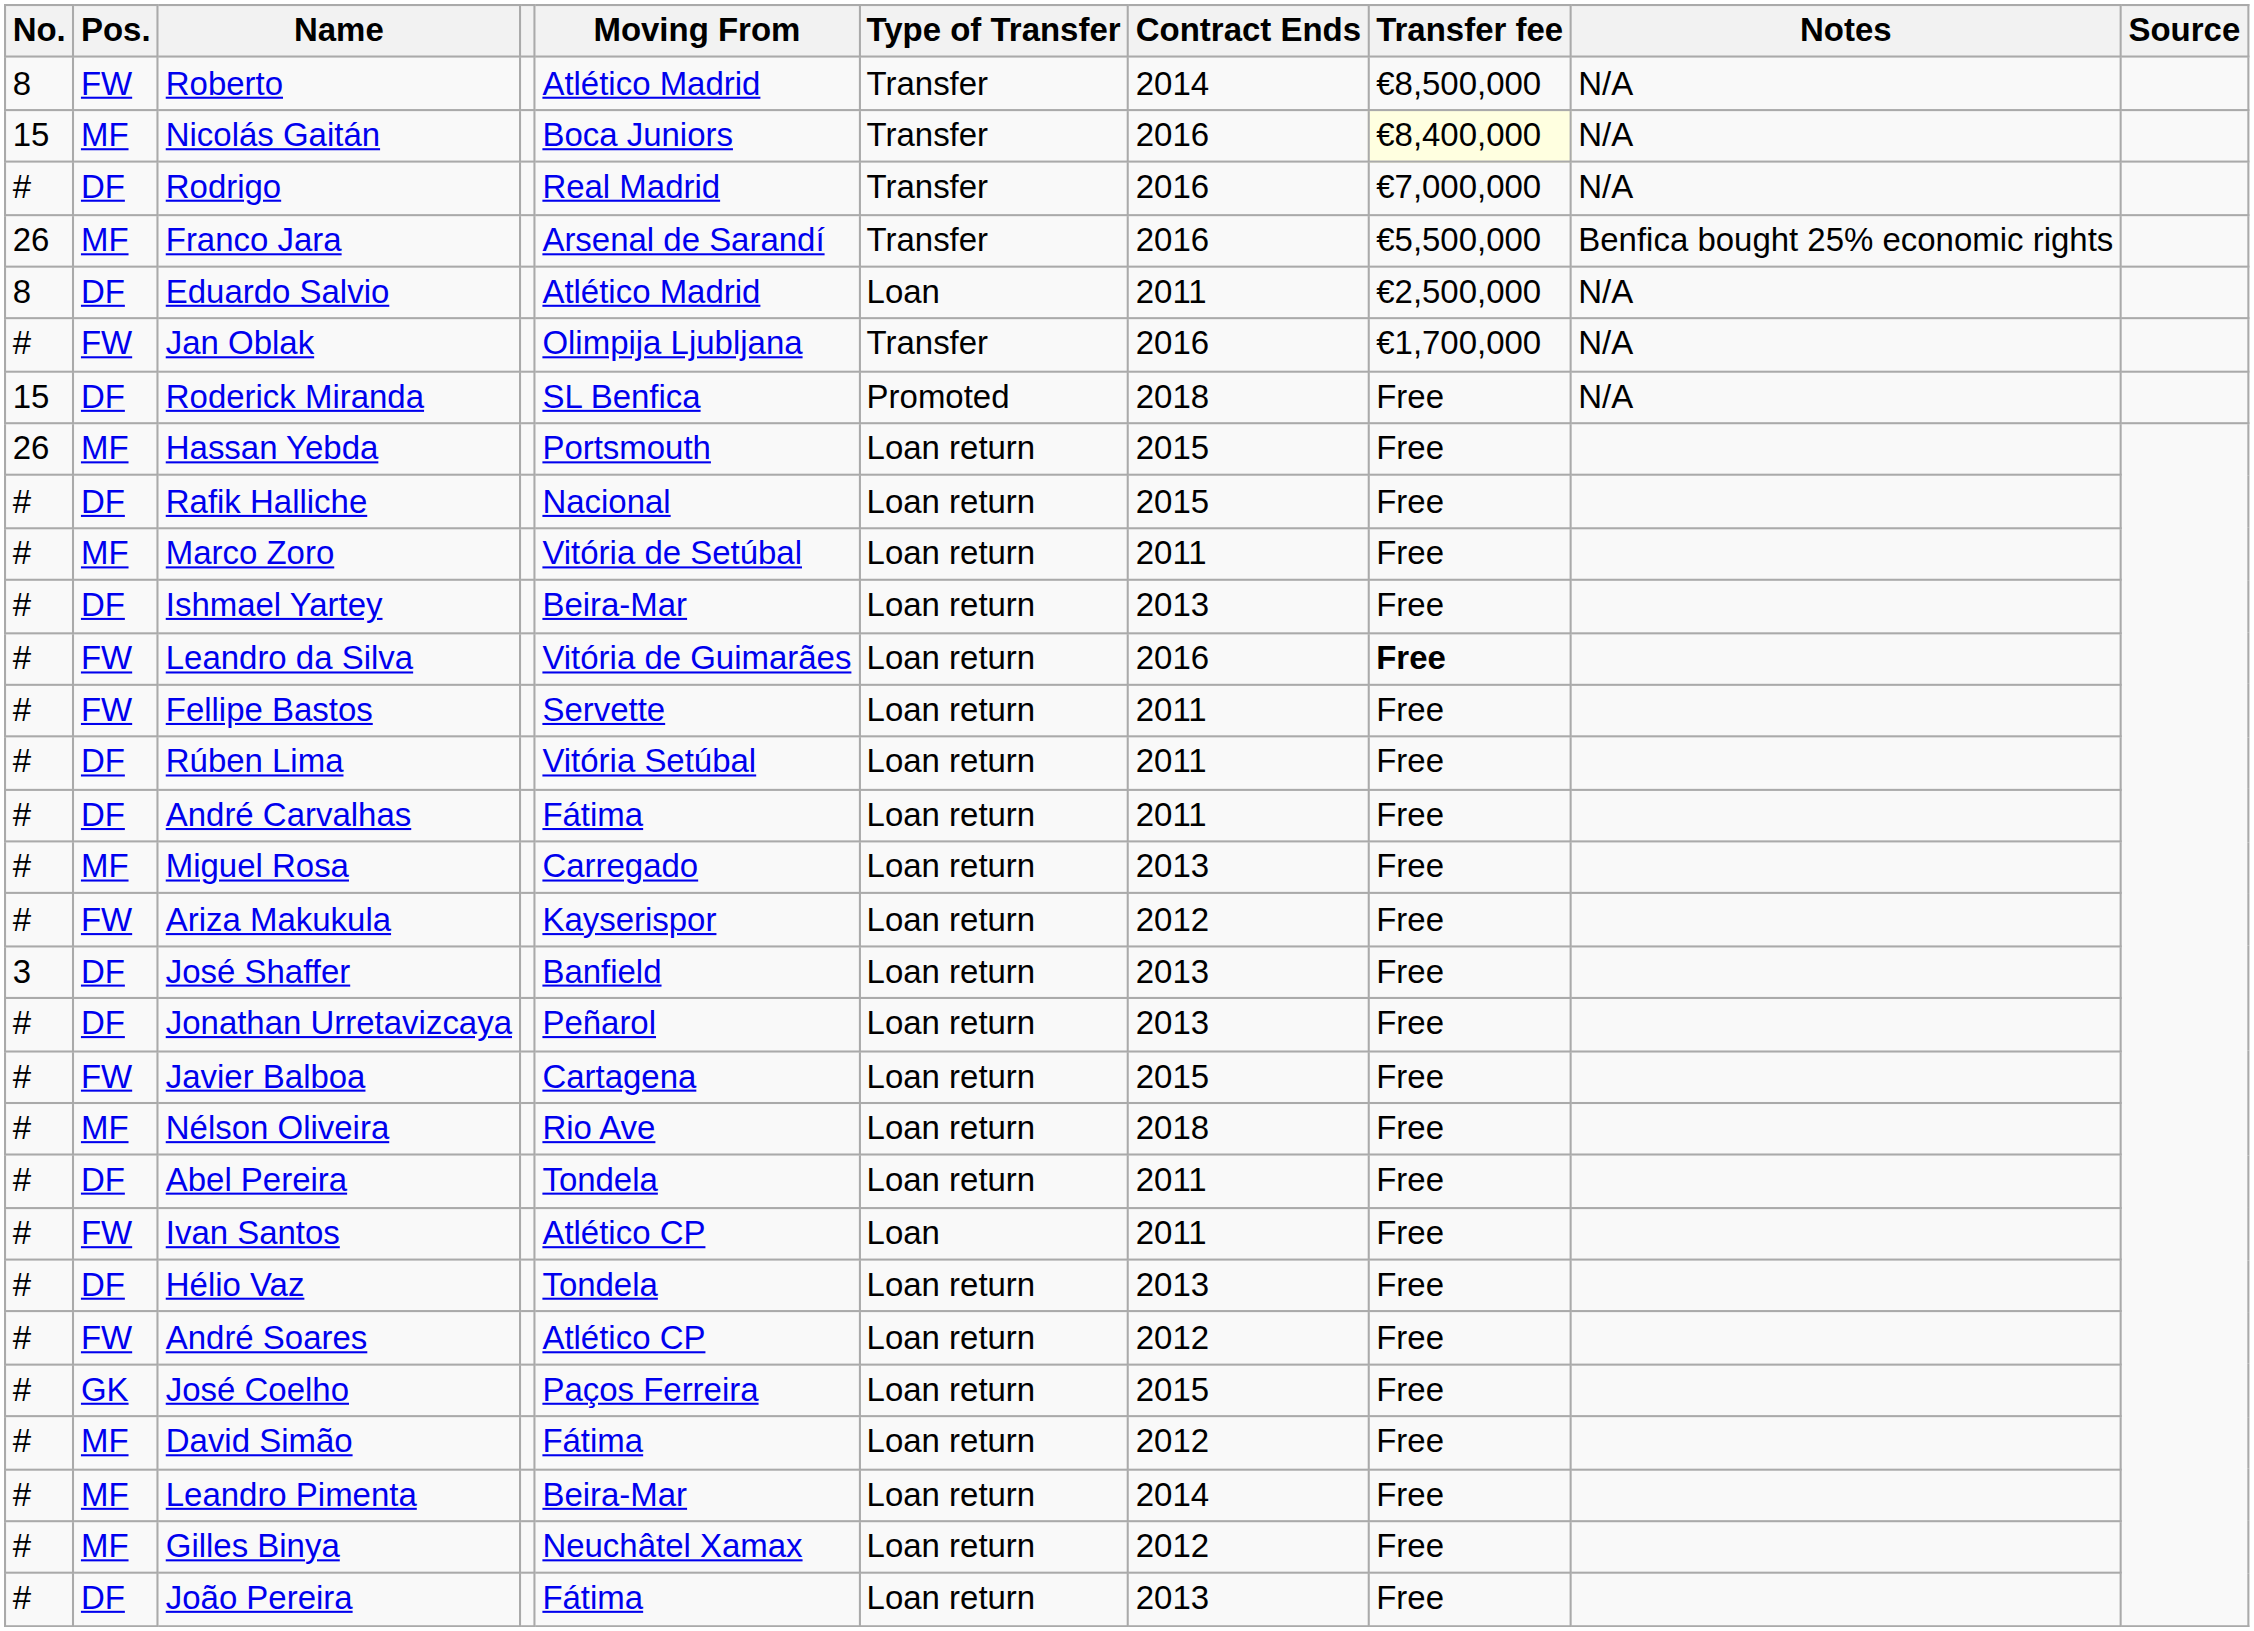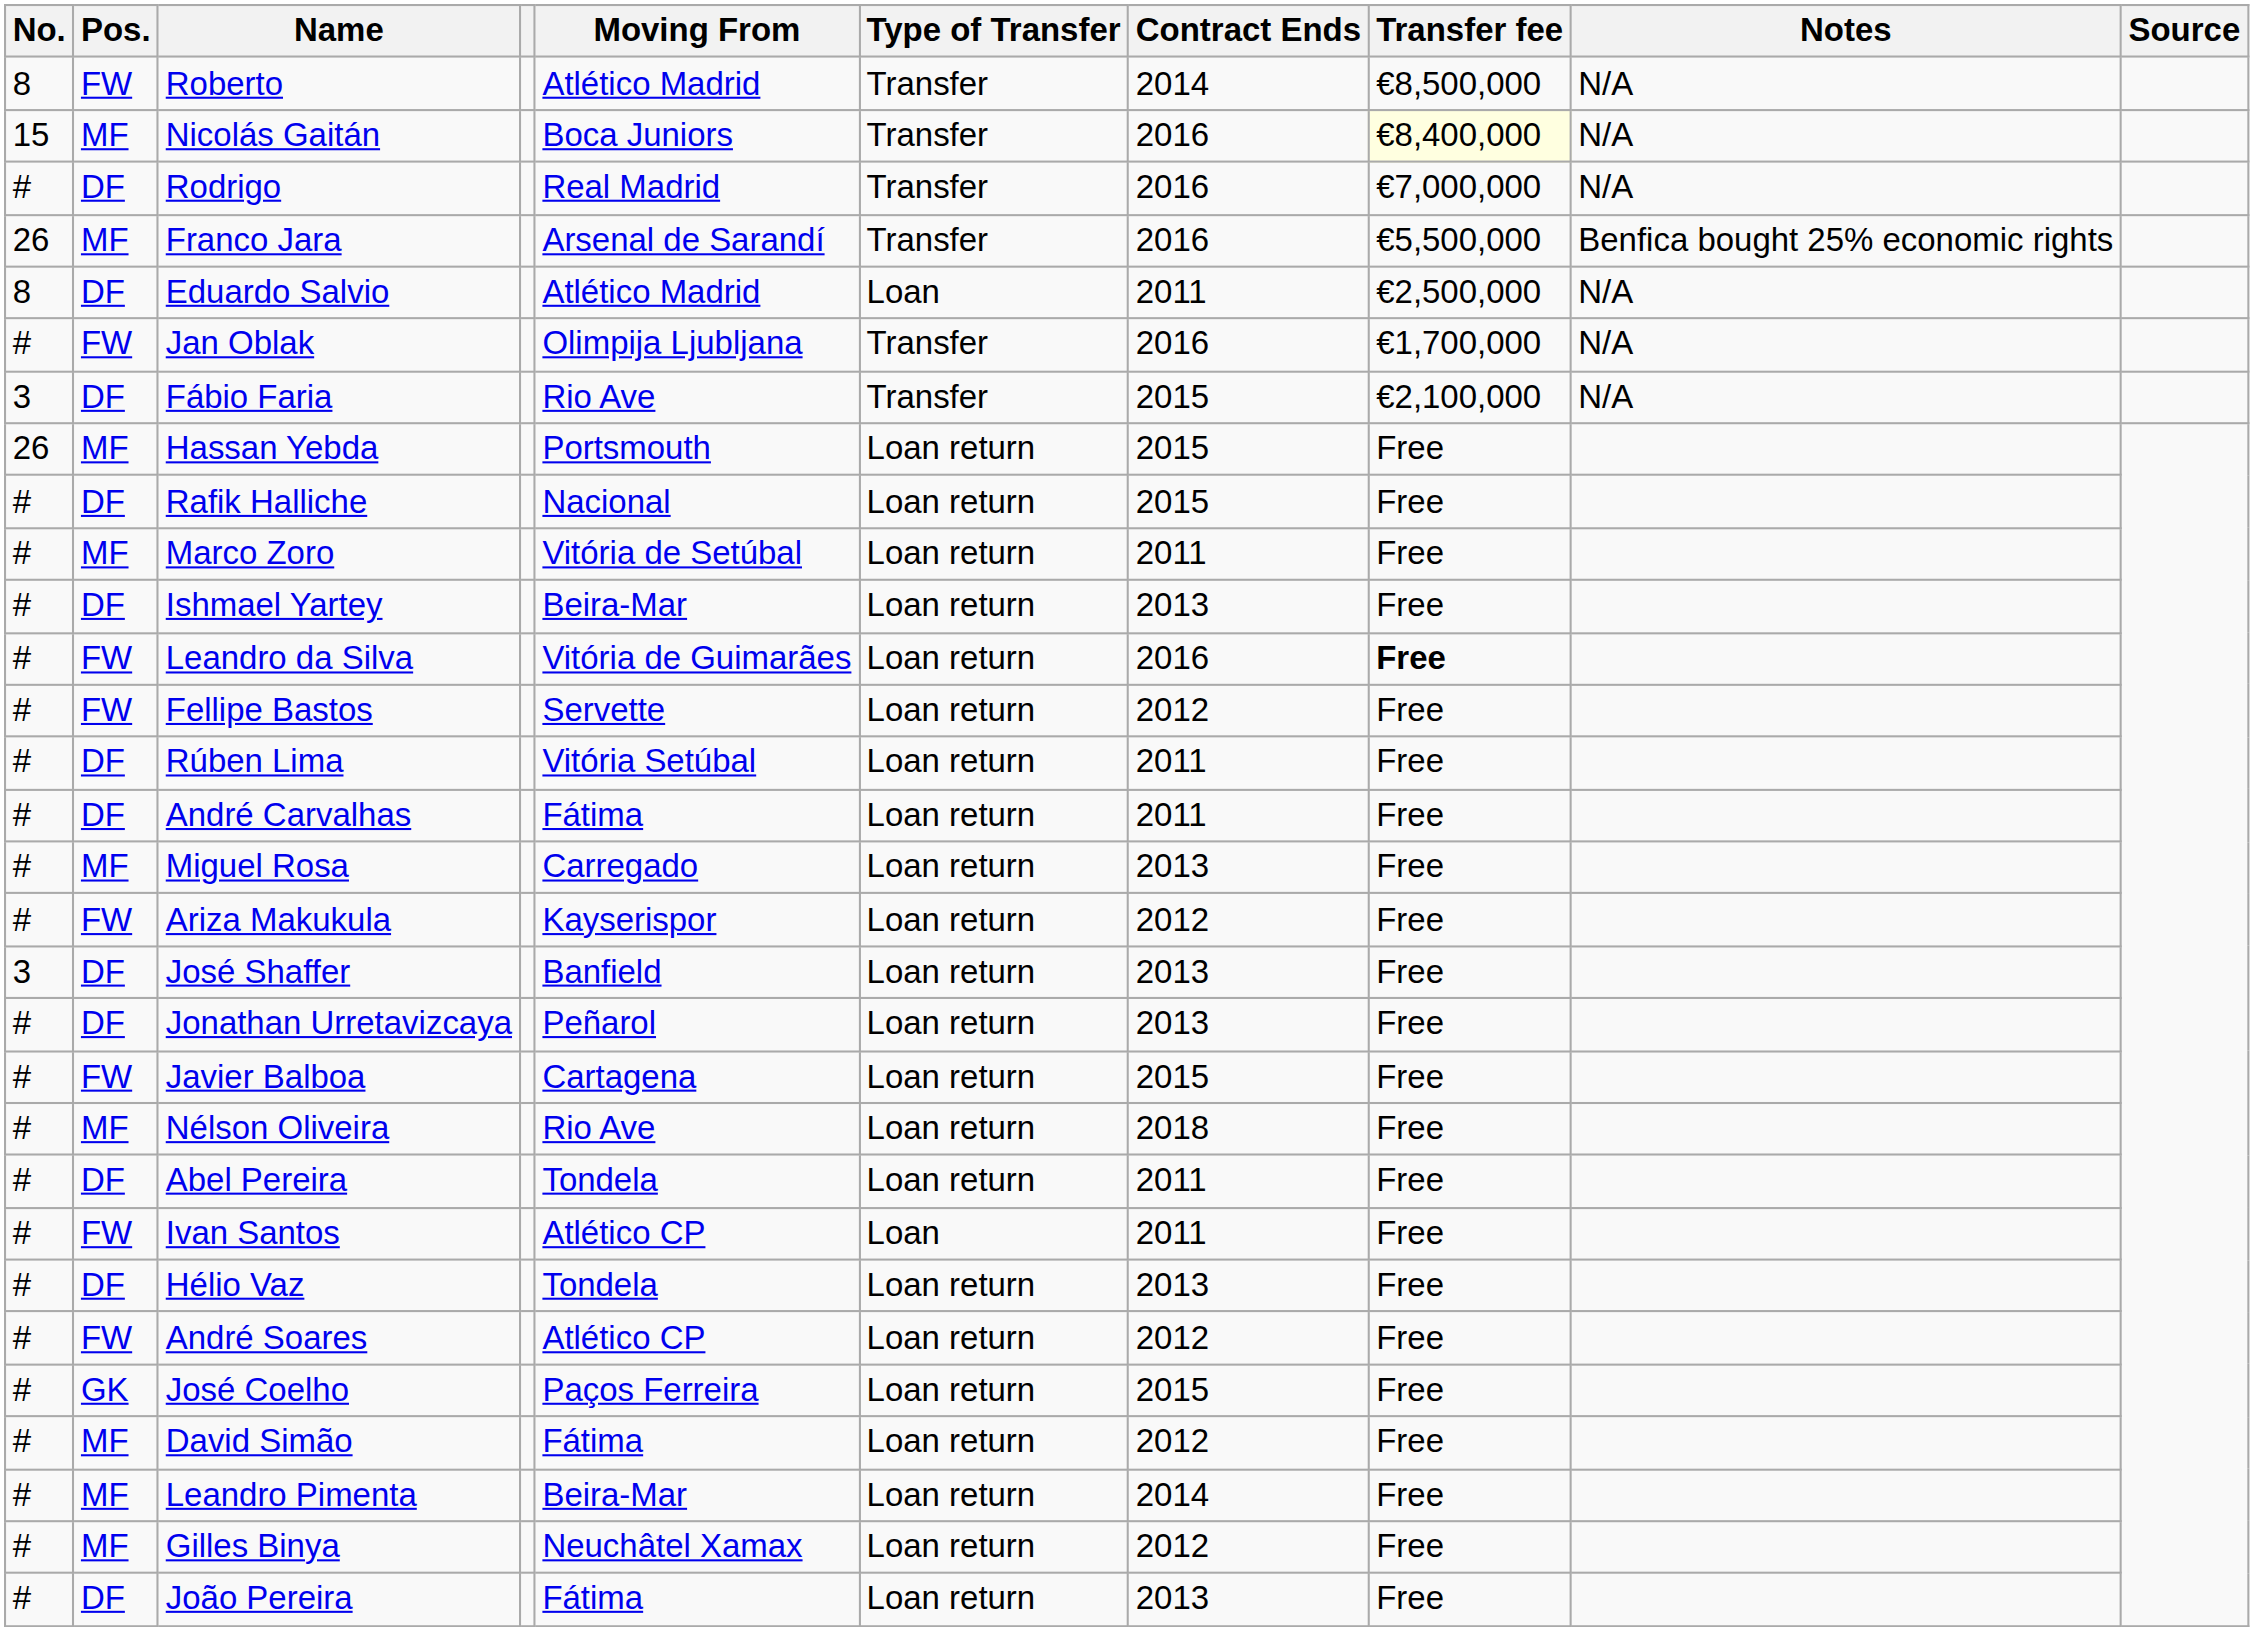+ row: (249, 396)
- row: (295, 396)
(1171, 710) 2011 -> (1172, 710) 2012
